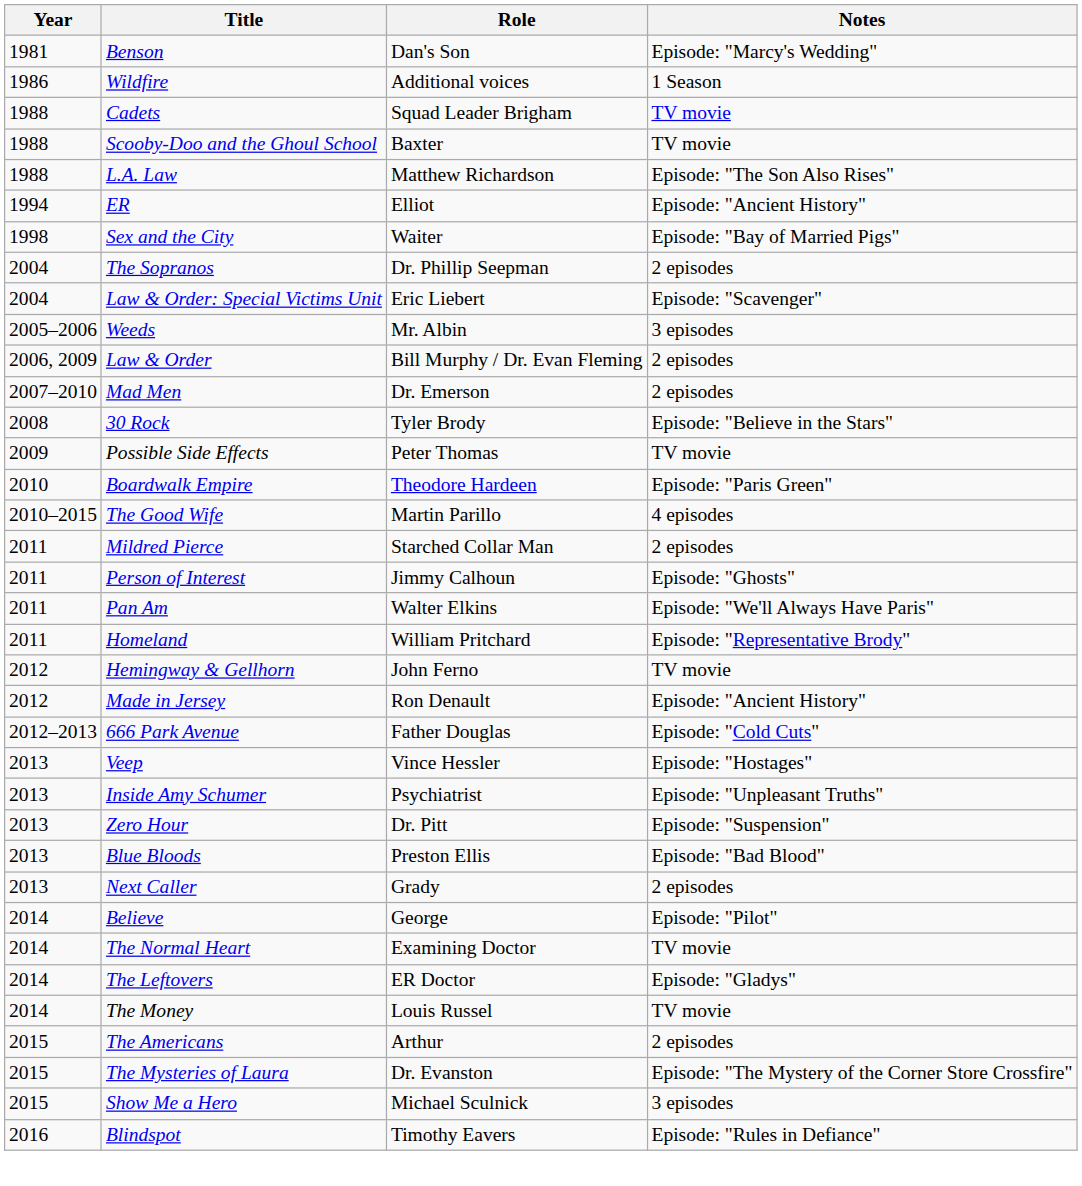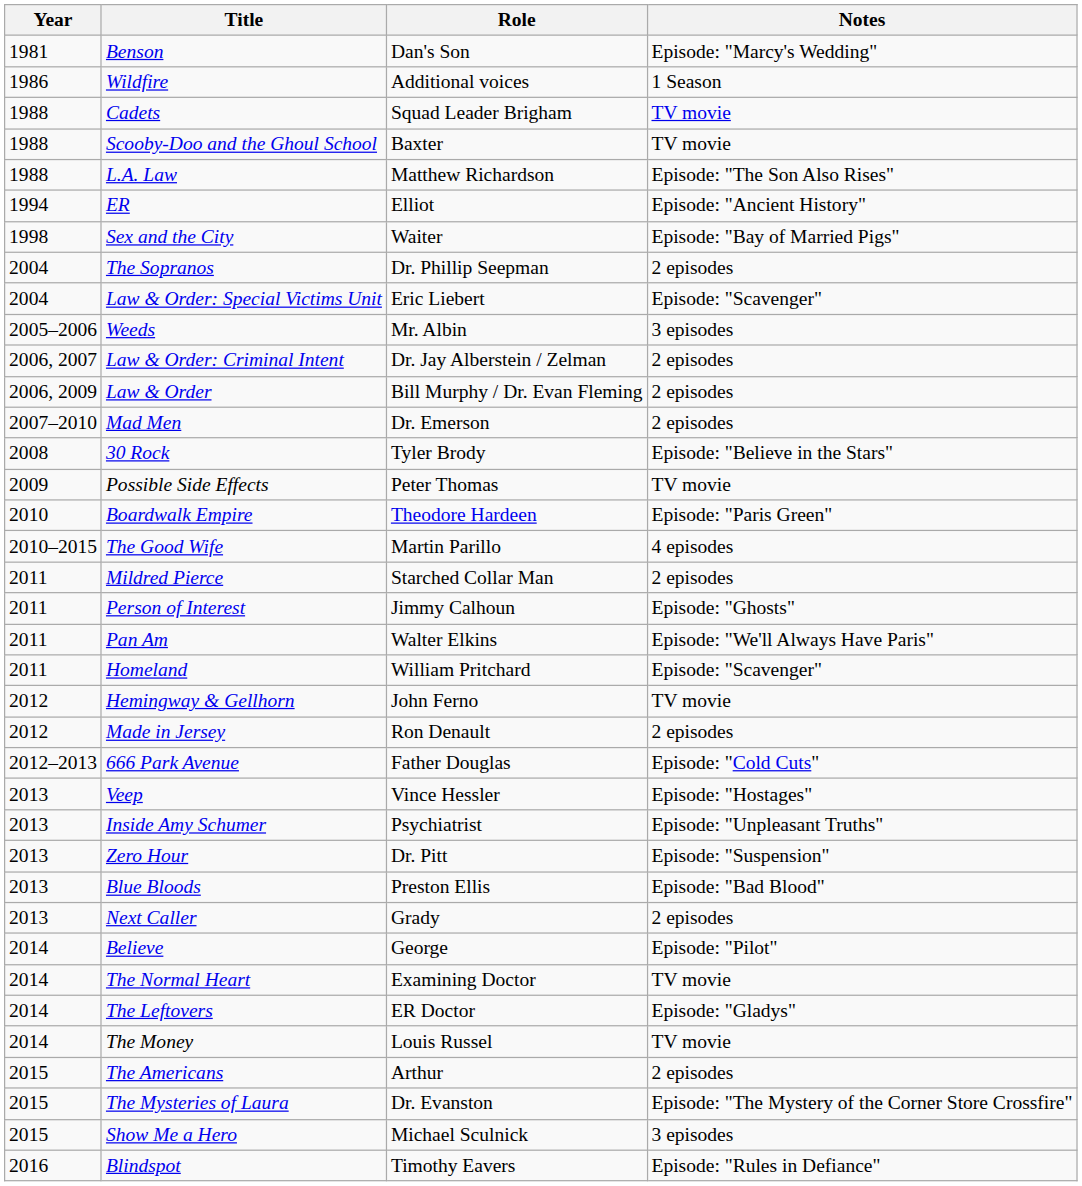+ row: (225, 360)
(781, 639) Episode: "Representative Brody" -> (737, 670) Episode: "Scavenger"
(759, 701) Episode: "Ancient History" -> (692, 732) 2 episodes
